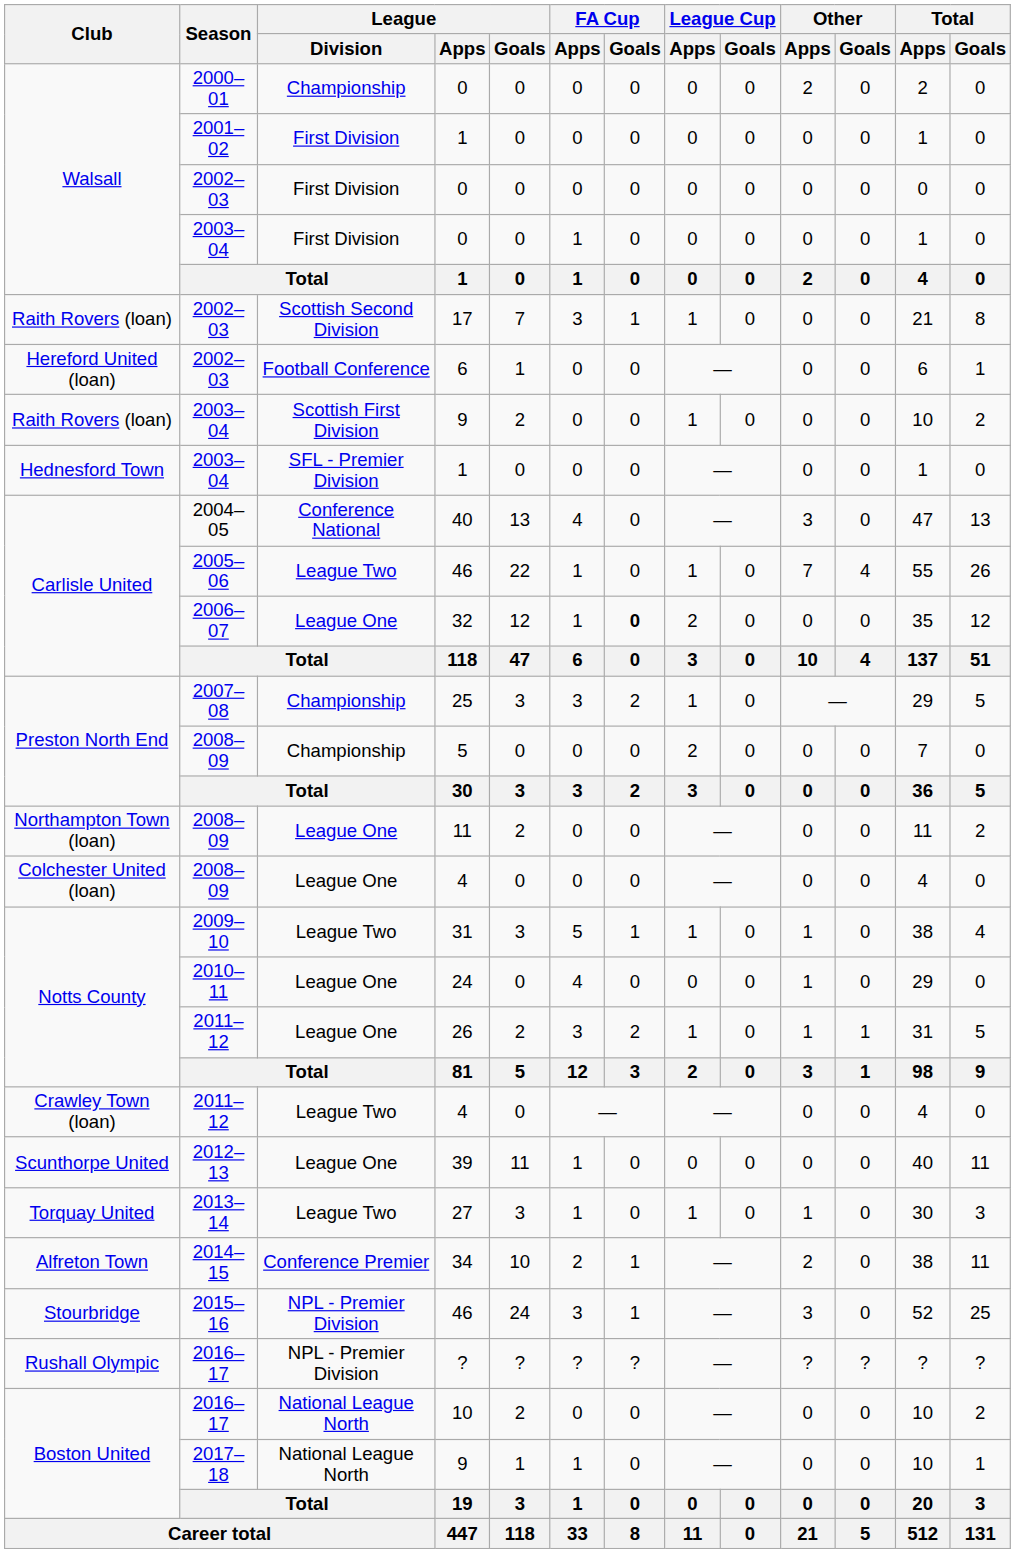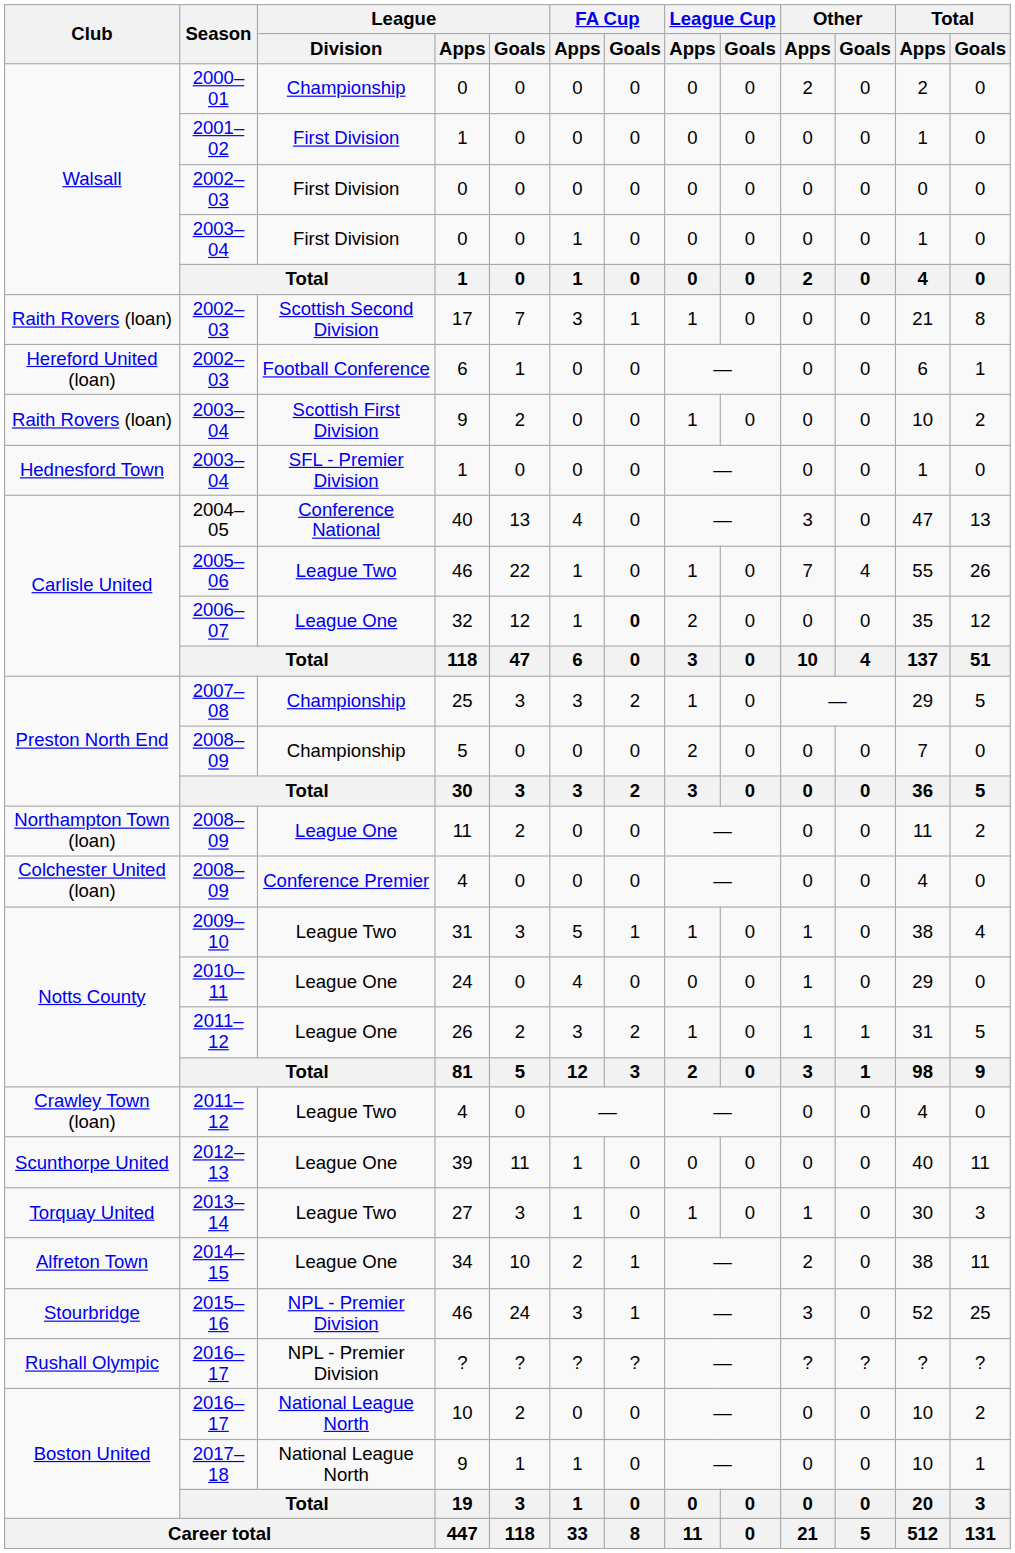(346, 881) League One -> (346, 881) Conference Premier
(346, 1262) Conference Premier -> (346, 1262) League One
